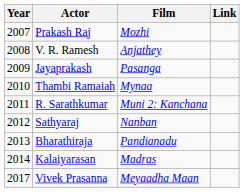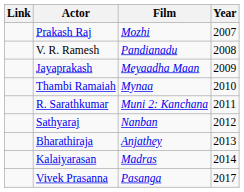columns swapped: (19, 13) <-> (225, 13)
(141, 50) Anjathey -> (149, 50) Pandianadu
(140, 68) Pasanga -> (160, 68) Meyaadha Maan
(148, 141) Pandianadu -> (141, 141) Anjathey
(160, 178) Meyaadha Maan -> (141, 178) Pasanga
